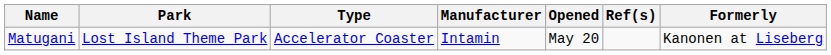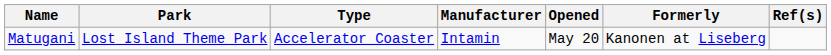columns swapped: (743, 16) <-> (631, 16)
